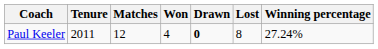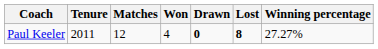(239, 33) normal -> (239, 33) bold
(284, 33) 27.24% -> (284, 33) 27.27%
